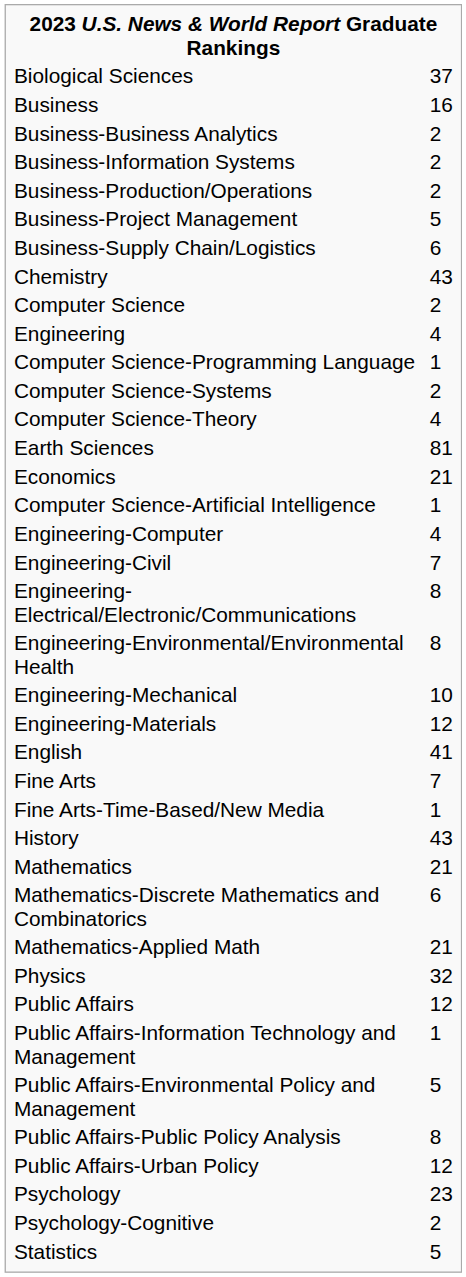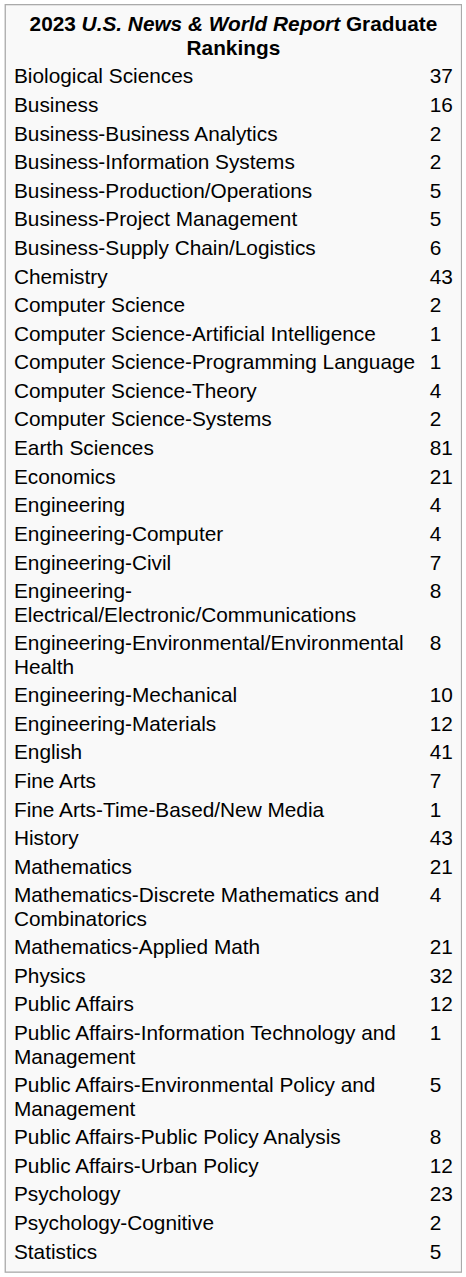(436, 191) 2 -> (436, 191) 5
rows swapped: (195, 505) <-> (69, 334)
rows swapped: (143, 391) <-> (135, 420)
(436, 895) 6 -> (436, 895) 4
